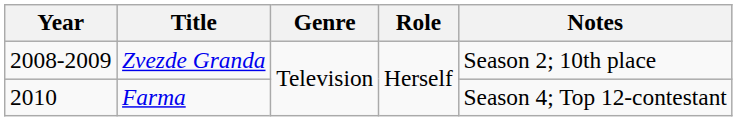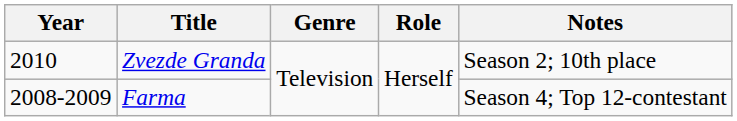(61, 60) 2008-2009 -> (33, 60) 2010
(33, 97) 2010 -> (61, 97) 2008-2009
